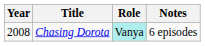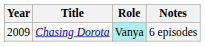(19, 31) 2008 -> (19, 31) 2009
